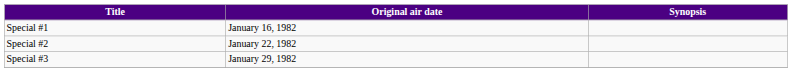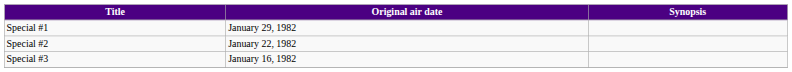(262, 28) January 16, 1982 -> (262, 28) January 29, 1982
(262, 59) January 29, 1982 -> (262, 59) January 16, 1982
